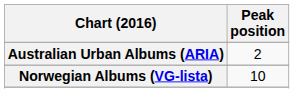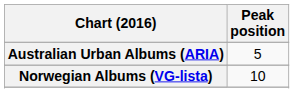(258, 53) 2 -> (258, 53) 5
